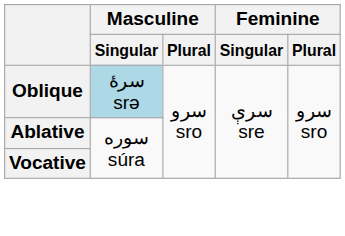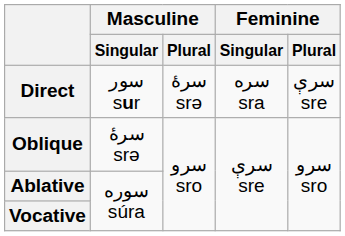+ row: (47, 91)
(126, 91) lightblue background -> (126, 144) no background
